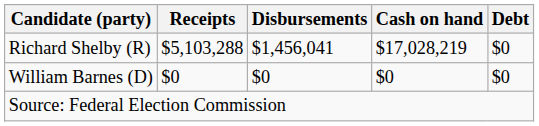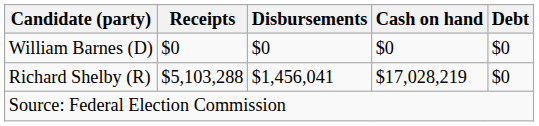rows swapped: (80, 47) <-> (81, 76)
